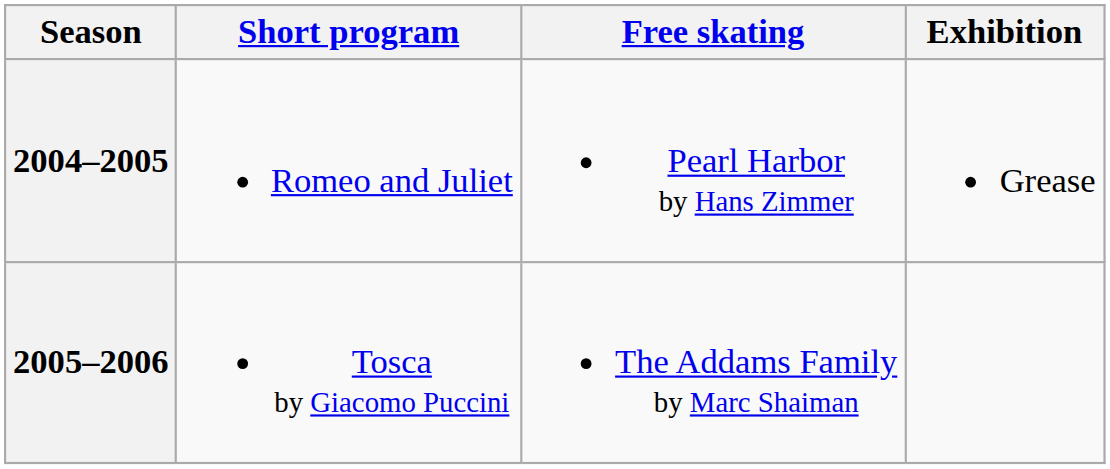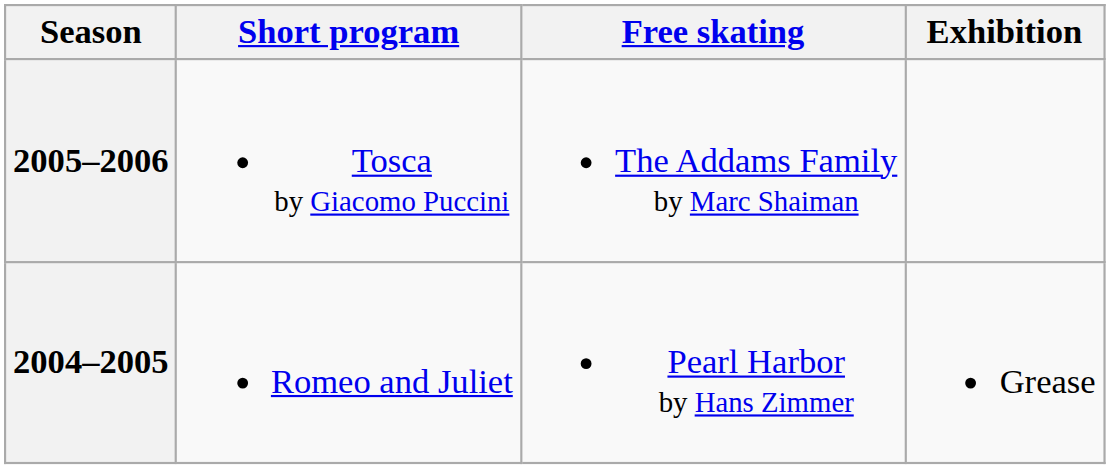rows swapped: (91, 361) <-> (91, 160)
